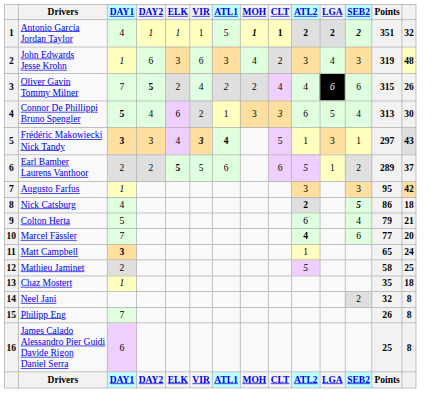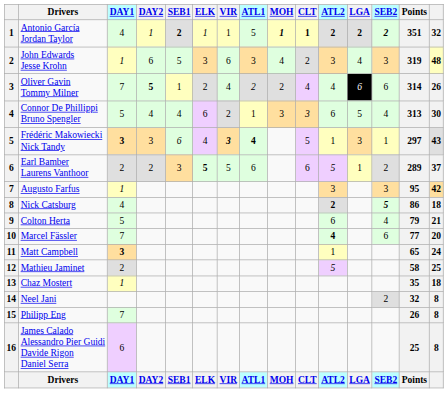+ column: (179, 11)
(387, 87) 315 -> (414, 87) 314
(122, 113) bold -> (122, 113) normal
